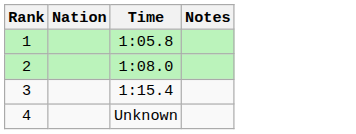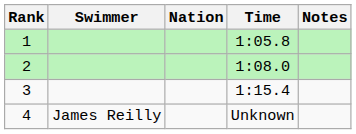+ column: (107, 17)
